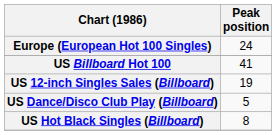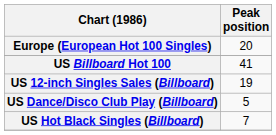(246, 45) 24 -> (246, 45) 20
(246, 121) 8 -> (246, 121) 7
